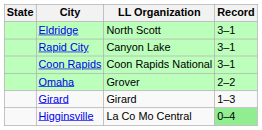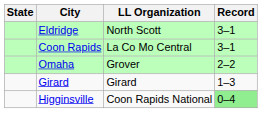- row: (64, 47)
(159, 64) Coon Rapids National -> (149, 47) La Co Mo Central
(149, 116) La Co Mo Central -> (159, 99) Coon Rapids National
